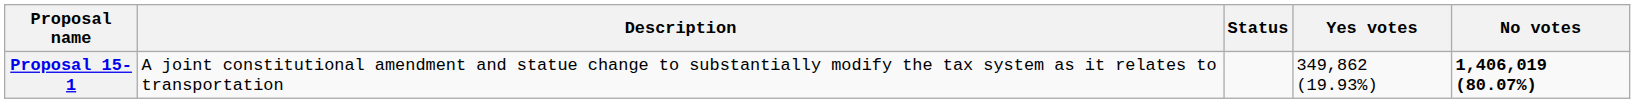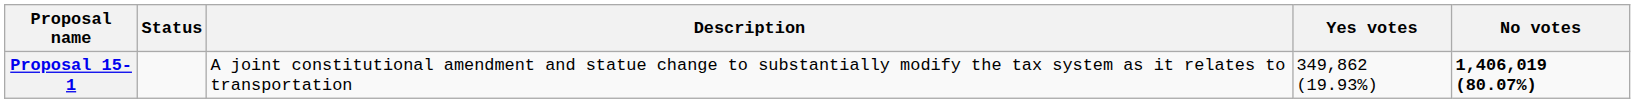columns swapped: (681, 28) <-> (1258, 28)
